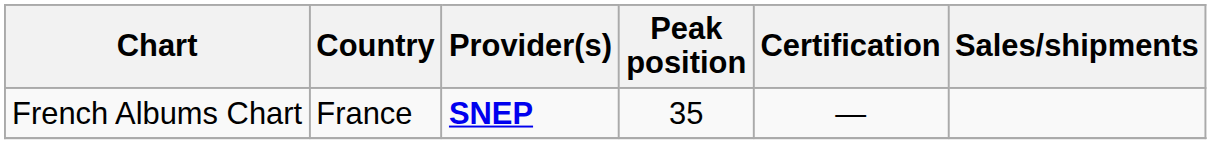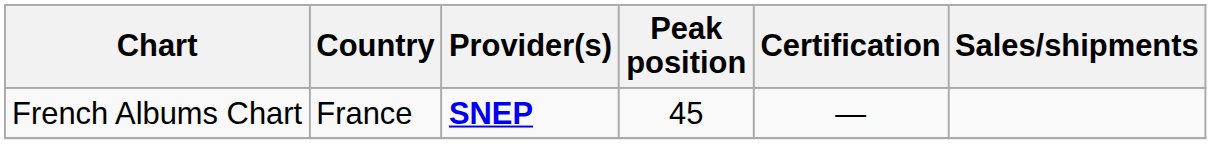(686, 112) 35 -> (686, 112) 45
